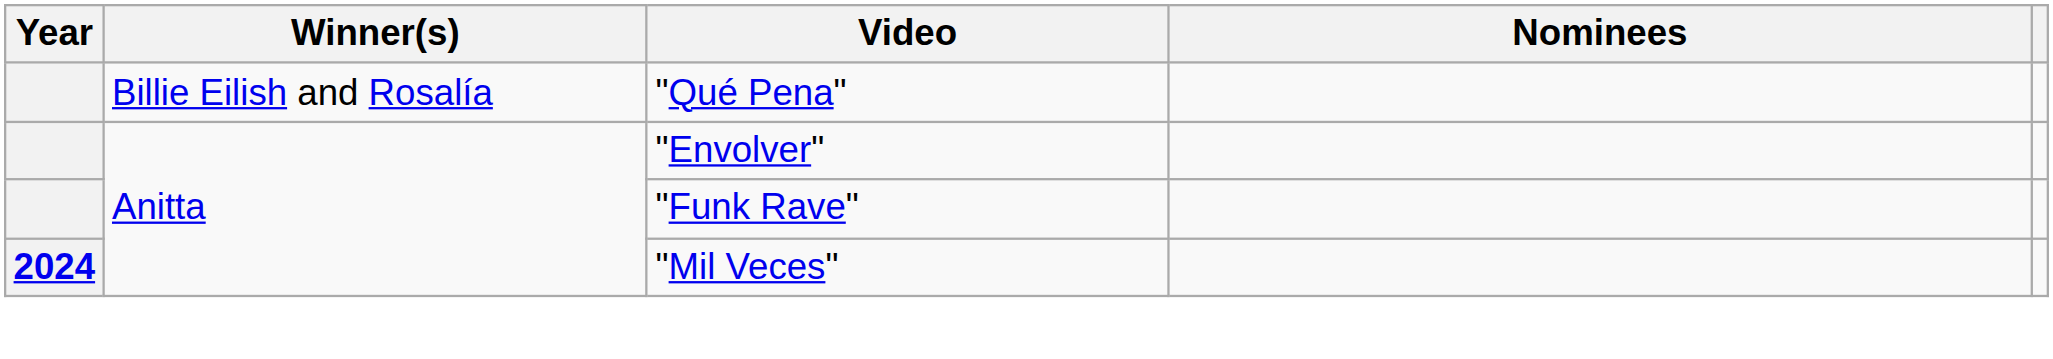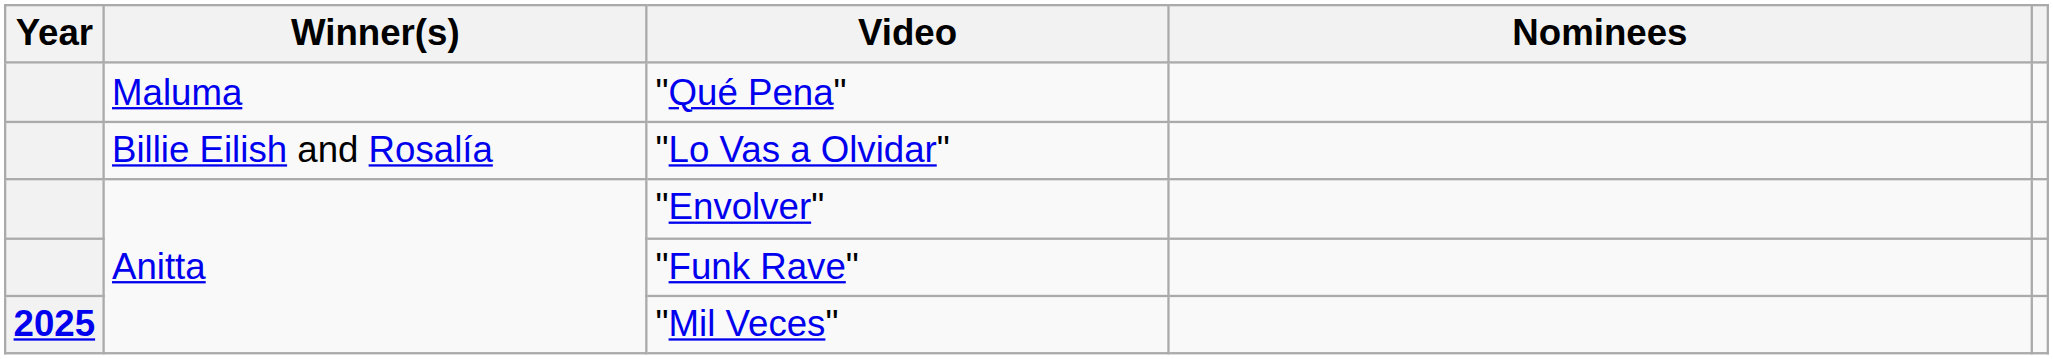(302, 91) Billie Eilish and Rosalía -> (177, 91) Maluma
+ row: (803, 149)
(54, 265) 2024 -> (54, 324) 2025
